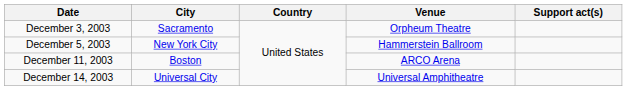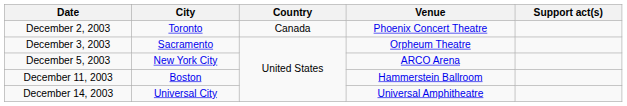+ row: (68, 28)
(430, 45) Hammerstein Ballroom -> (430, 61) ARCO Arena
(430, 61) ARCO Arena -> (430, 77) Hammerstein Ballroom
